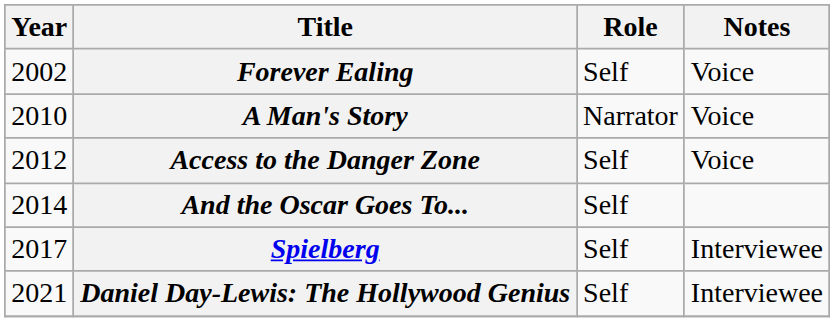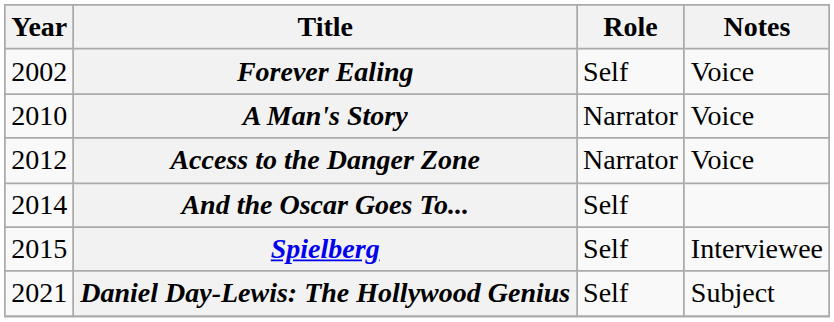(606, 159) Self -> (631, 159) Narrator
(39, 248) 2017 -> (39, 248) 2015
(757, 293) Interviewee -> (733, 293) Subject
